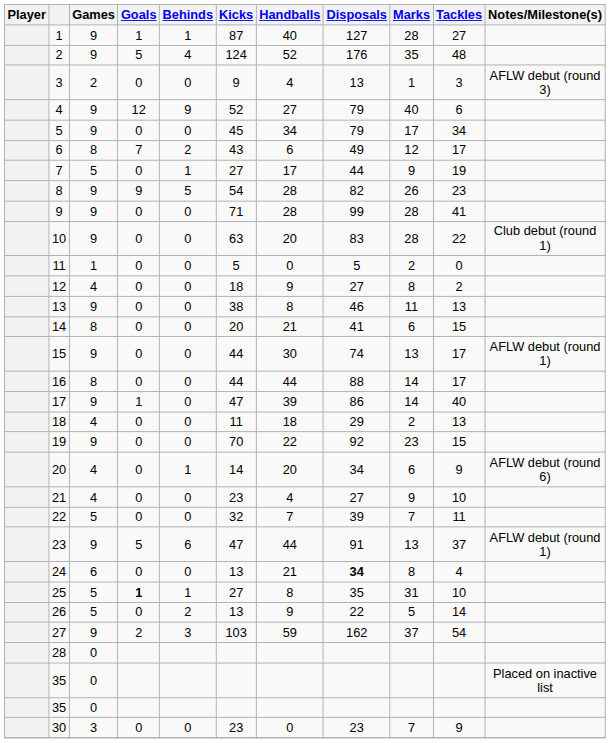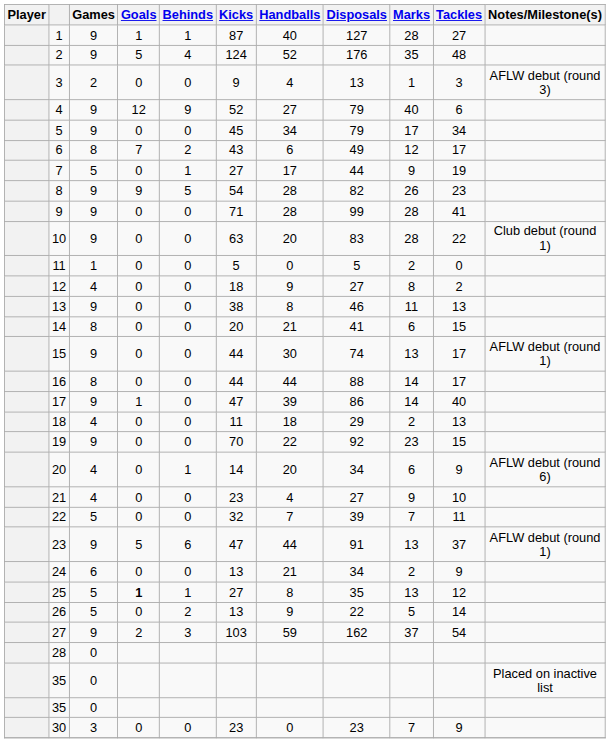(357, 572) bold -> (357, 572) normal
(412, 572) 8 -> (412, 572) 2
(459, 572) 4 -> (459, 572) 9
(412, 592) 31 -> (412, 592) 13
(459, 592) 10 -> (459, 592) 12
